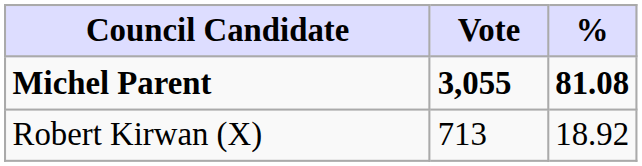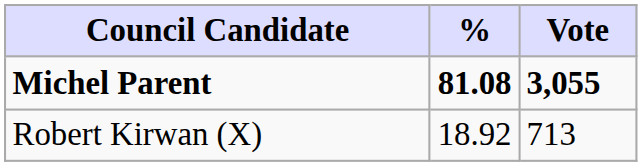columns swapped: (489, 30) <-> (592, 30)
